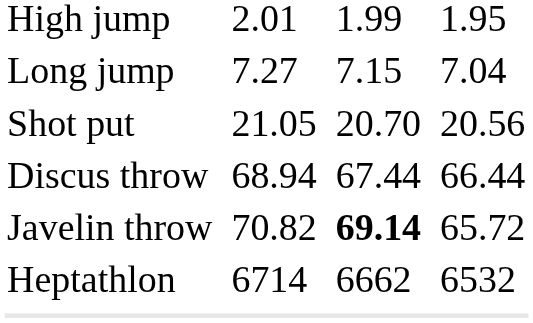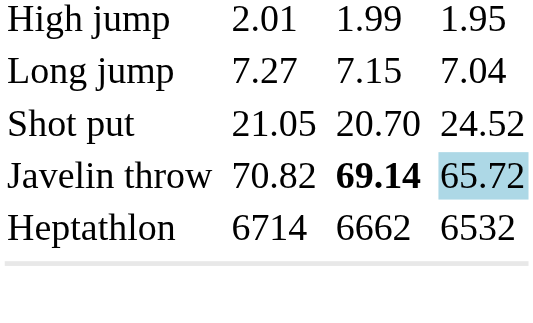(483, 123) 20.56 -> (483, 123) 24.52
- row: (108, 175)
(483, 227) no background -> (483, 175) lightblue background
